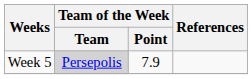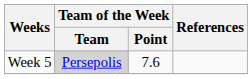(151, 62) 7.9 -> (151, 62) 7.6
